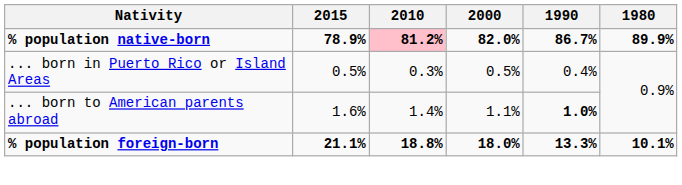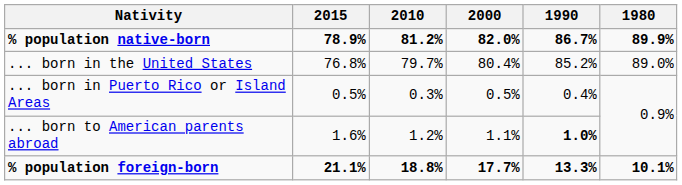(422, 40) pink background -> (422, 40) no background
+ row: (130, 63)
(426, 112) 1.4% -> (426, 136) 1.2%
(499, 144) 18.0% -> (499, 168) 17.7%
